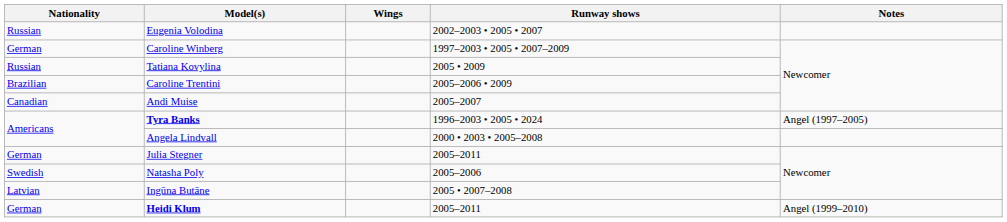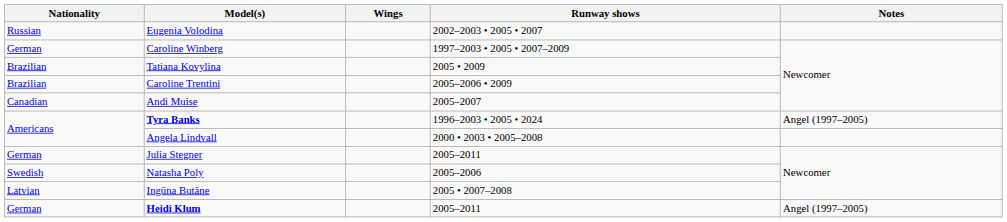(24, 66) Russian -> (27, 66) Brazilian
(825, 207) Angel (1999–2010) -> (825, 207) Angel (1997–2005)
